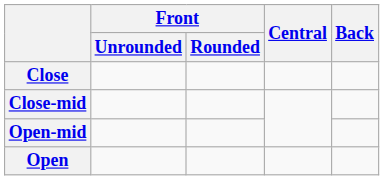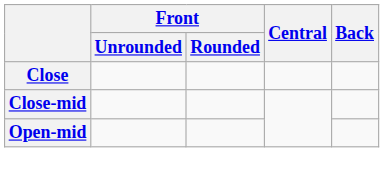- row: (48, 160)
